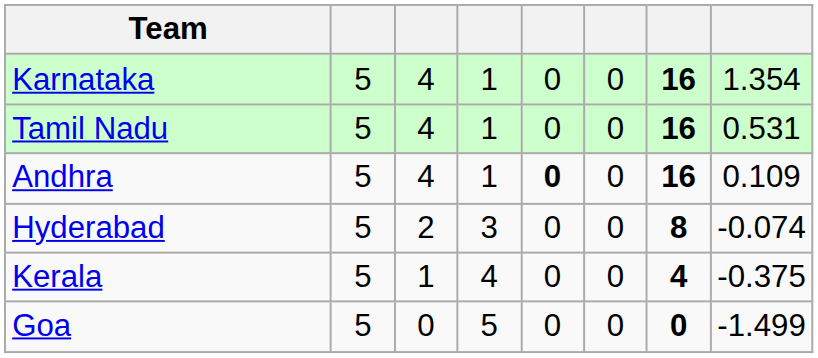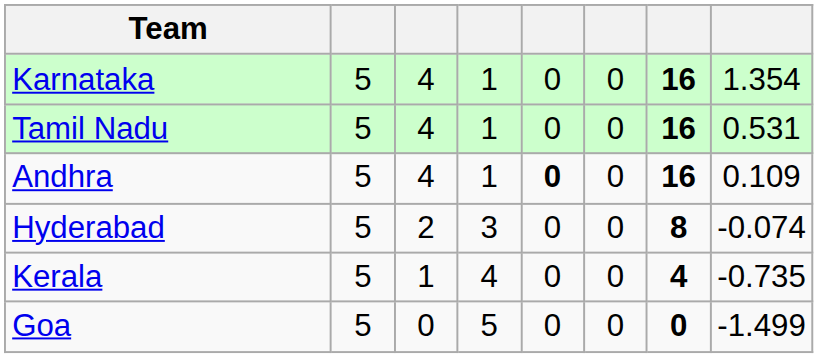(762, 276) -0.375 -> (762, 276) -0.735
